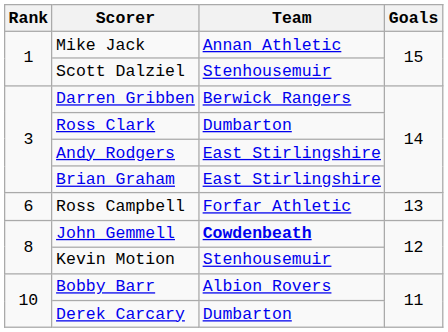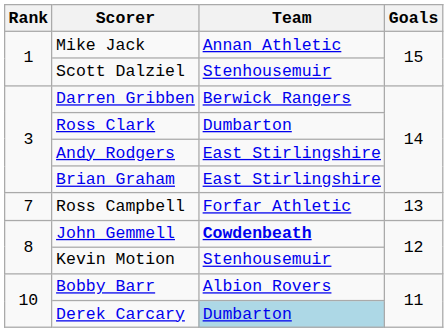(28, 206) 6 -> (28, 206) 7
(247, 314) no background -> (247, 314) lightblue background
